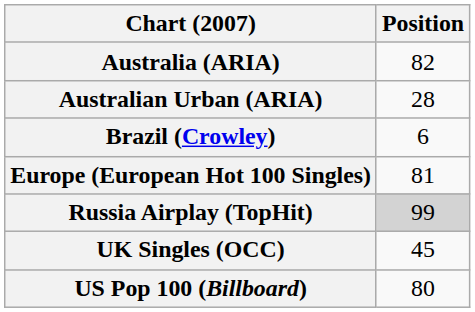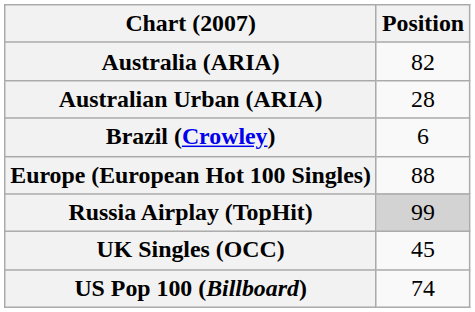(423, 174) 81 -> (423, 174) 88
(423, 288) 80 -> (423, 288) 74
